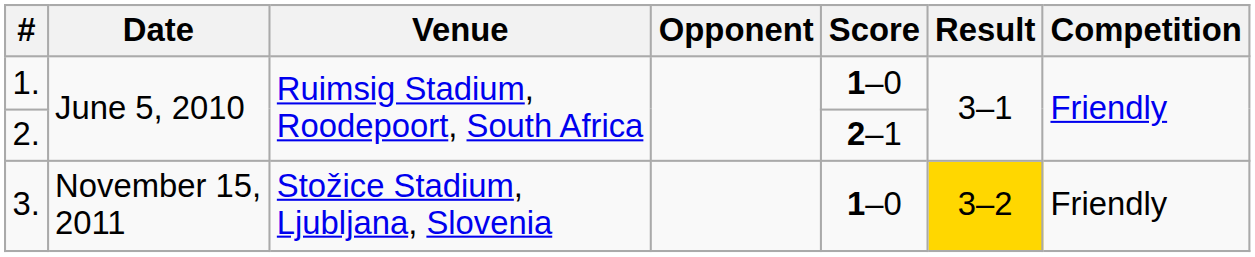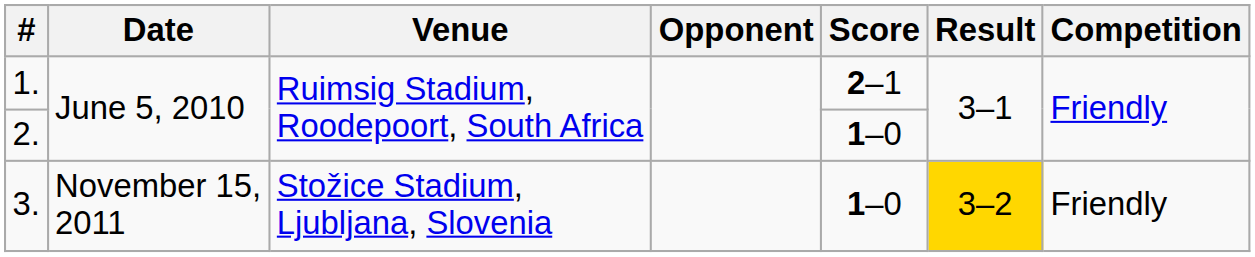(874, 82) 1–0 -> (874, 82) 2–1
(874, 134) 2–1 -> (874, 134) 1–0
